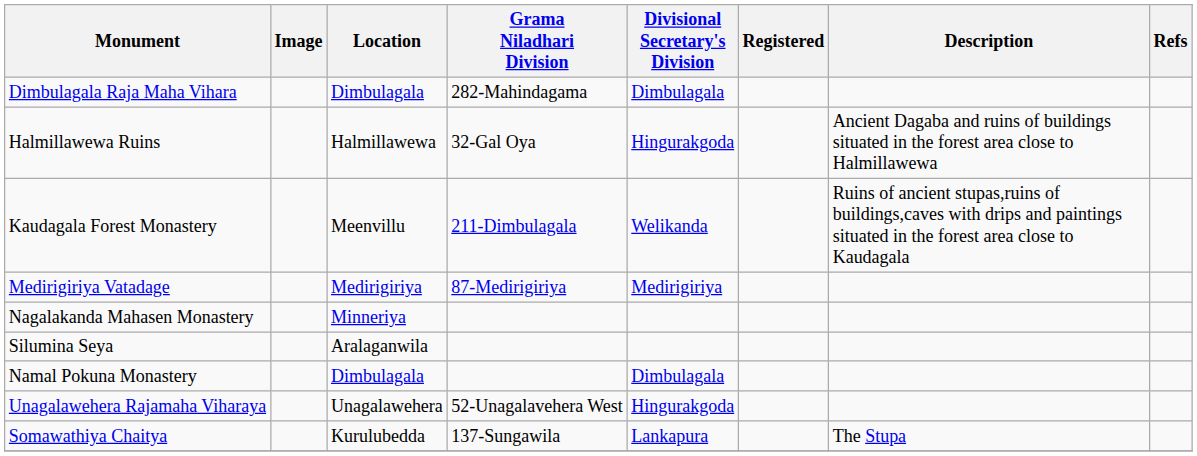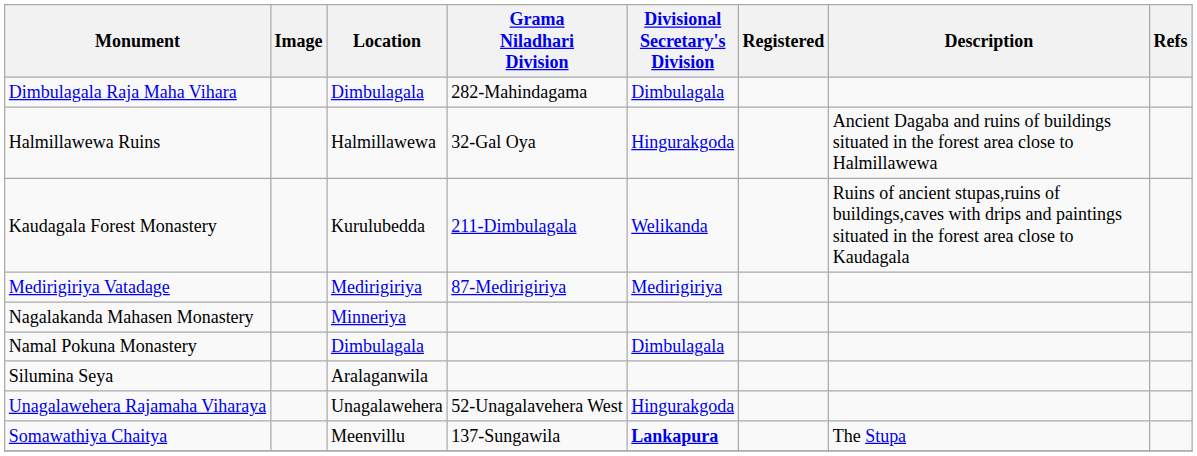(368, 225) Meenvillu -> (378, 225) Kurulubedda
rows swapped: (103, 376) <-> (61, 346)
(378, 435) Kurulubedda -> (368, 435) Meenvillu
(670, 435) normal -> (675, 435) bold
